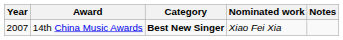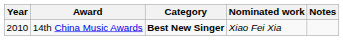(17, 27) 2007 -> (17, 27) 2010
